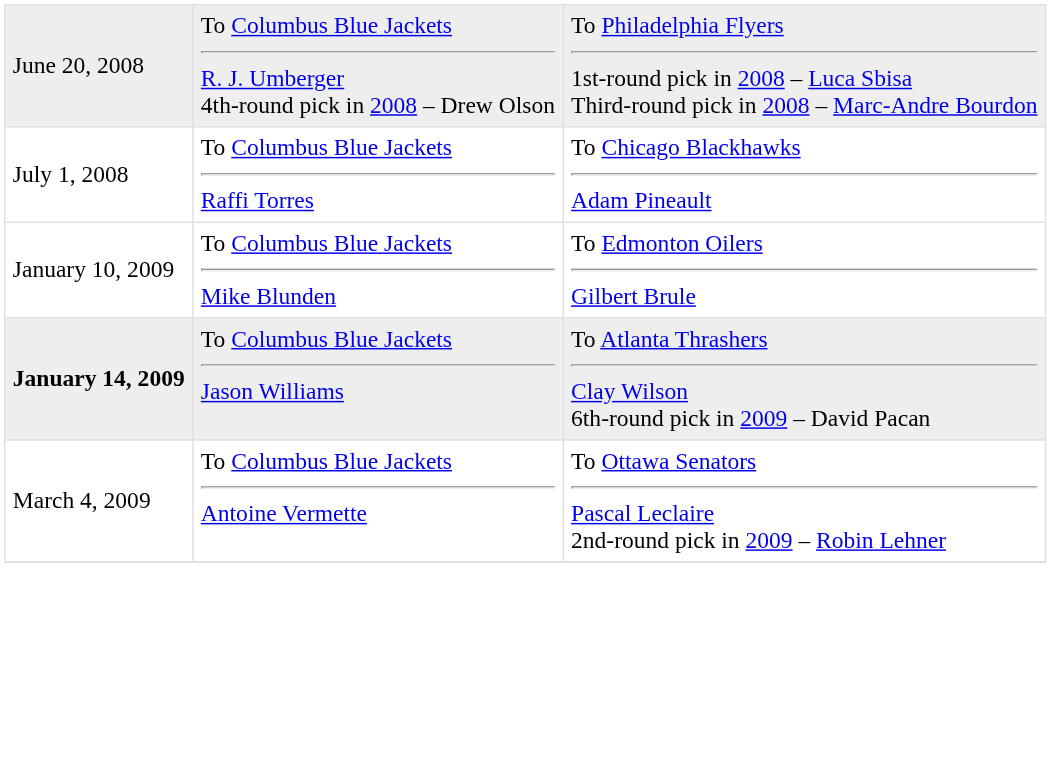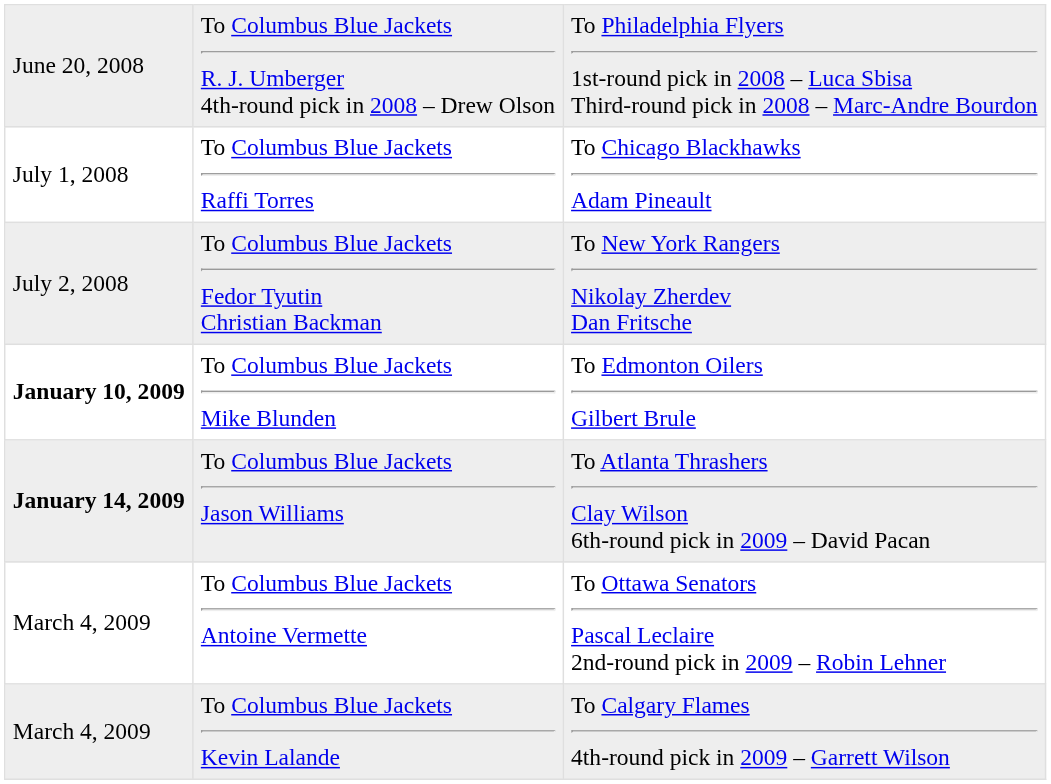+ row: (378, 283)
(93, 269) normal -> (99, 391) bold
+ row: (378, 731)
